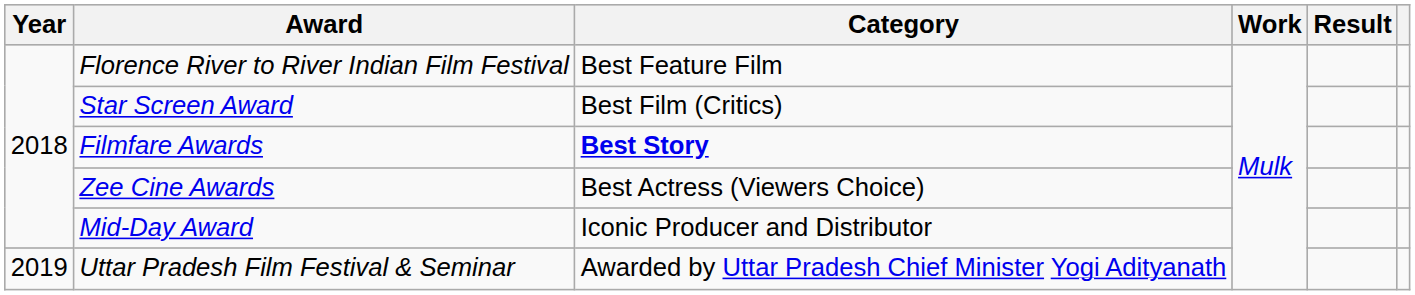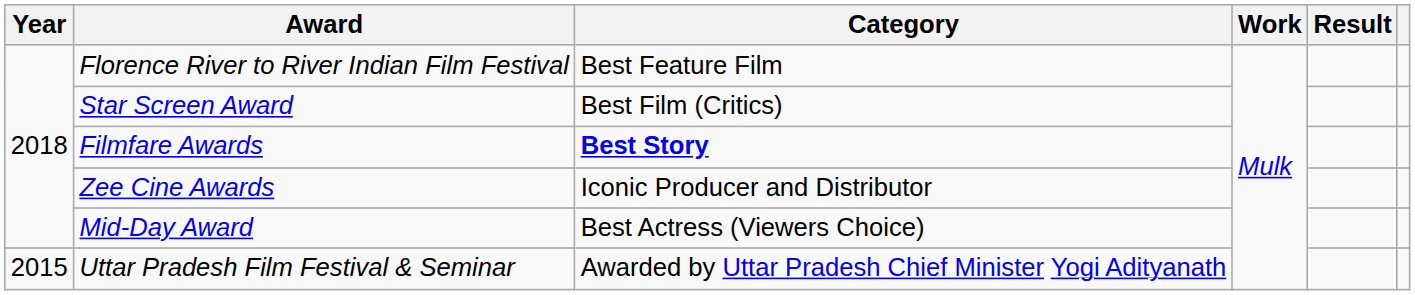(753, 187) Best Actress (Viewers Choice) -> (756, 187) Iconic Producer and Distributor
(756, 227) Iconic Producer and Distributor -> (753, 227) Best Actress (Viewers Choice)
(39, 268) 2019 -> (39, 268) 2015
